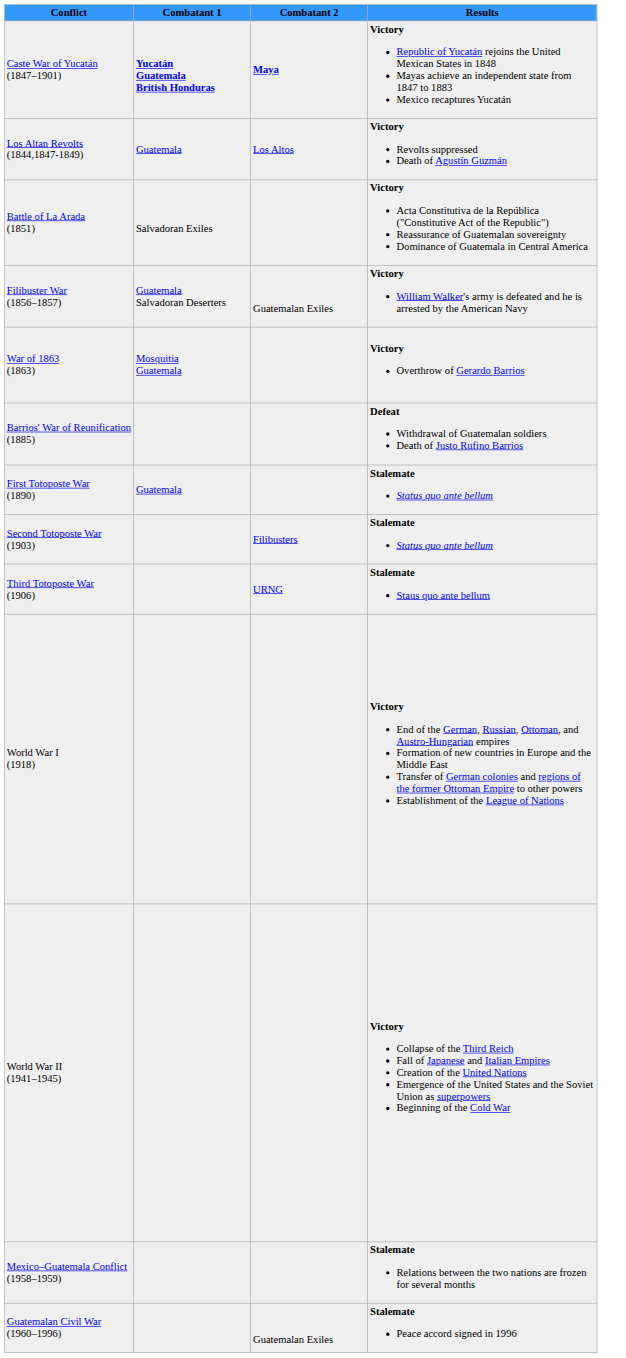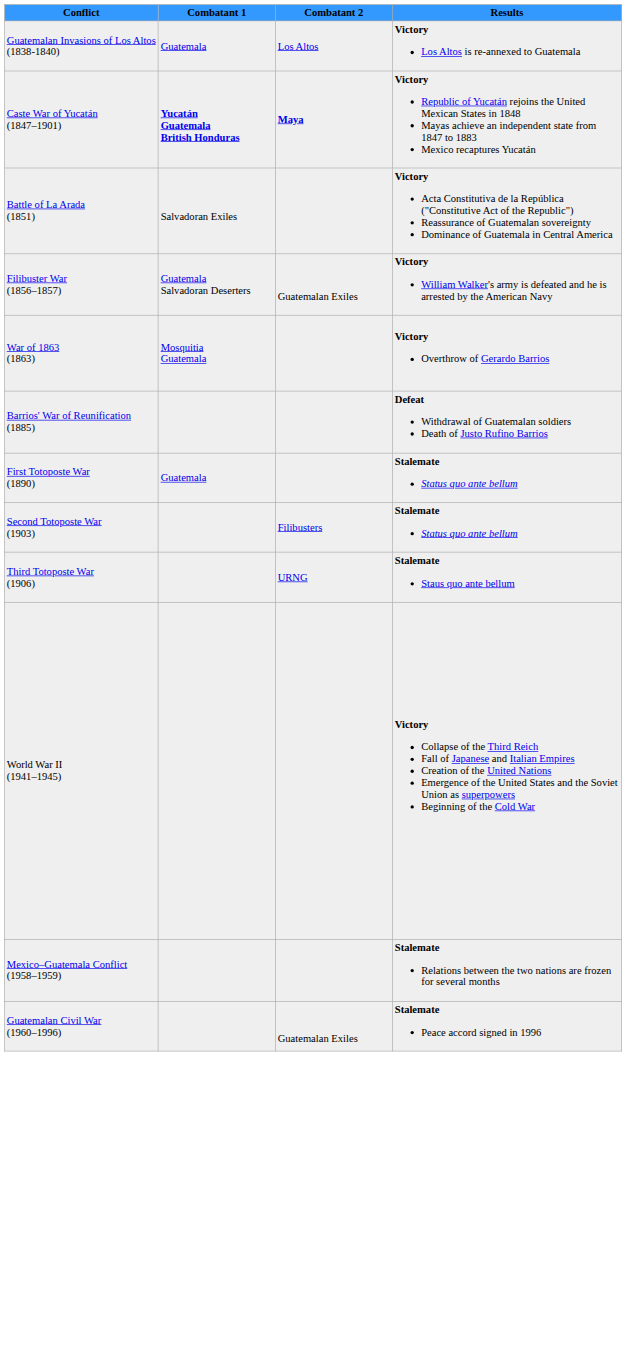+ row: (81, 46)
- row: (45, 149)
- row: (33, 759)
